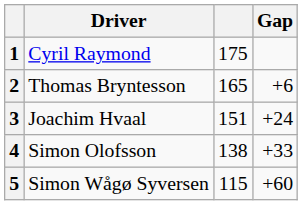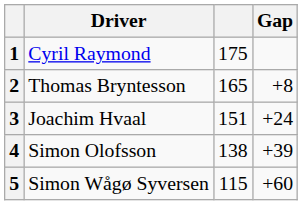(283, 86) +6 -> (283, 86) +8
(278, 151) +33 -> (278, 151) +39
